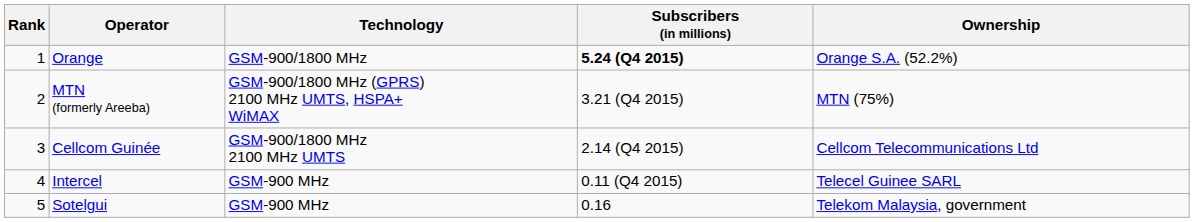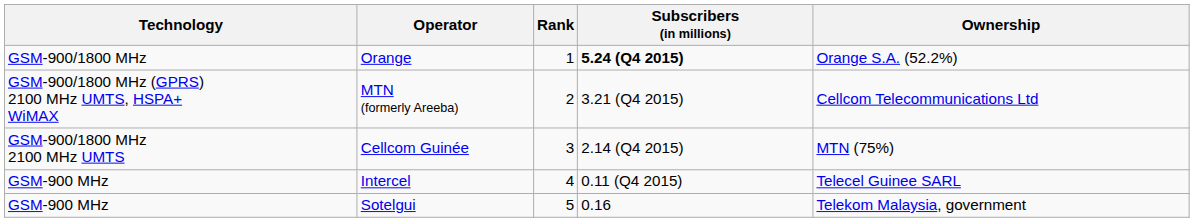columns swapped: (27, 25) <-> (401, 25)
(855, 98) MTN (75%) -> (927, 98) Cellcom Telecommunications Ltd
(927, 148) Cellcom Telecommunications Ltd -> (855, 148) MTN (75%)
